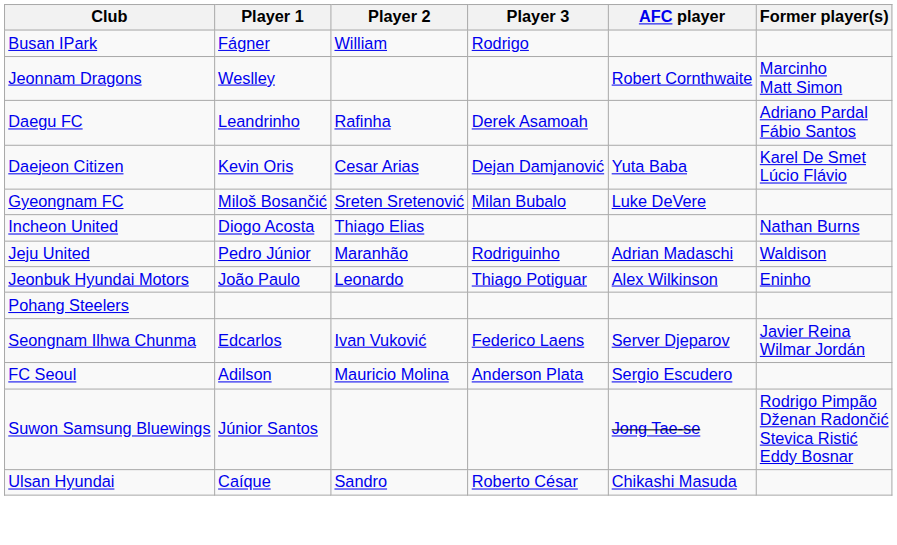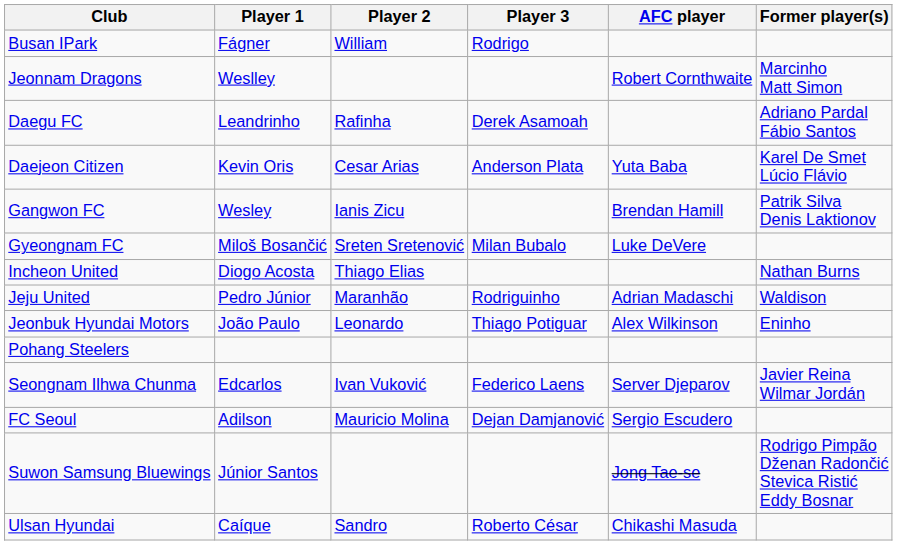(538, 166) Dejan Damjanović -> (528, 166) Anderson Plata
+ row: (56, 211)
(528, 375) Anderson Plata -> (538, 419) Dejan Damjanović
